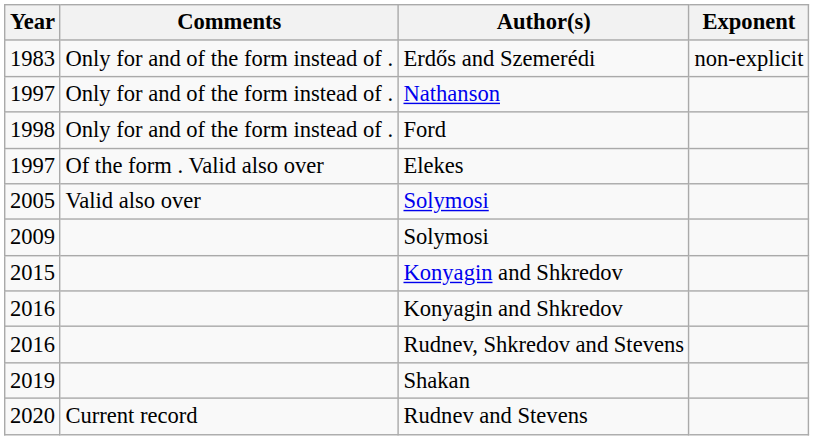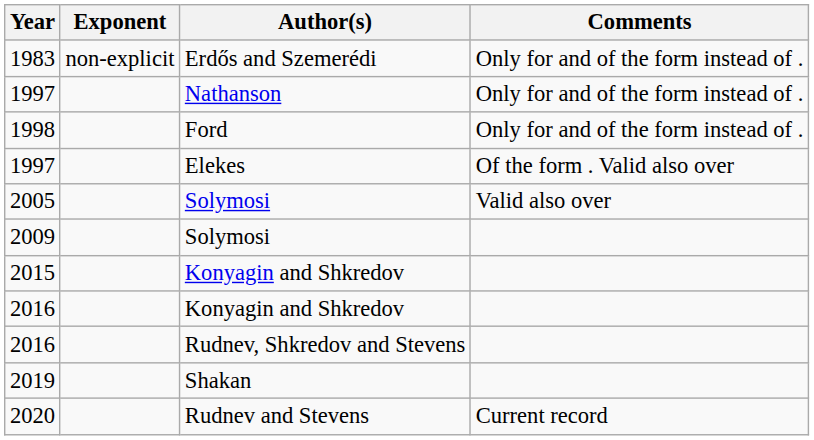columns swapped: (749, 22) <-> (229, 22)
